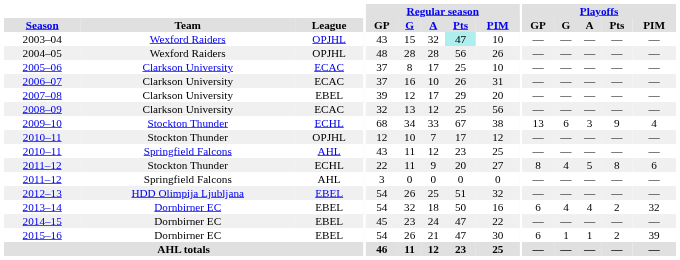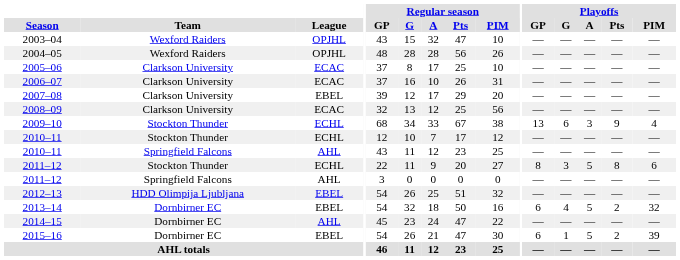(461, 39) paleturquoise background -> (461, 39) no background
(329, 137) OPJHL -> (329, 137) ECHL
(566, 165) 4 -> (566, 165) 3
(590, 207) 4 -> (590, 207) 5
(329, 221) EBEL -> (329, 221) AHL
(590, 235) 1 -> (590, 235) 5
